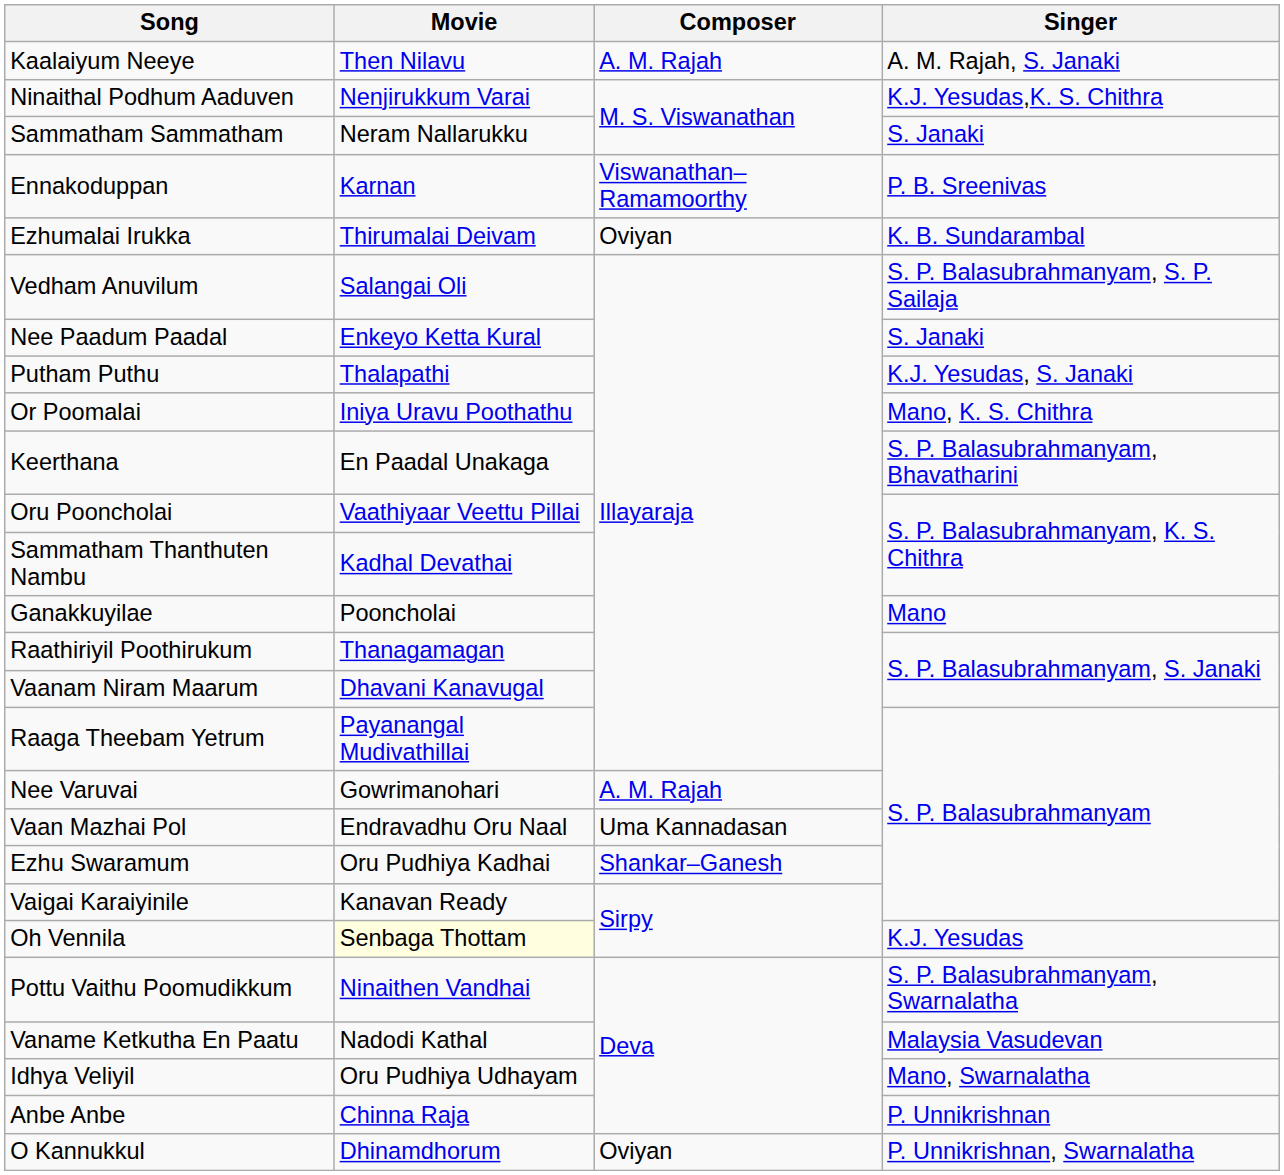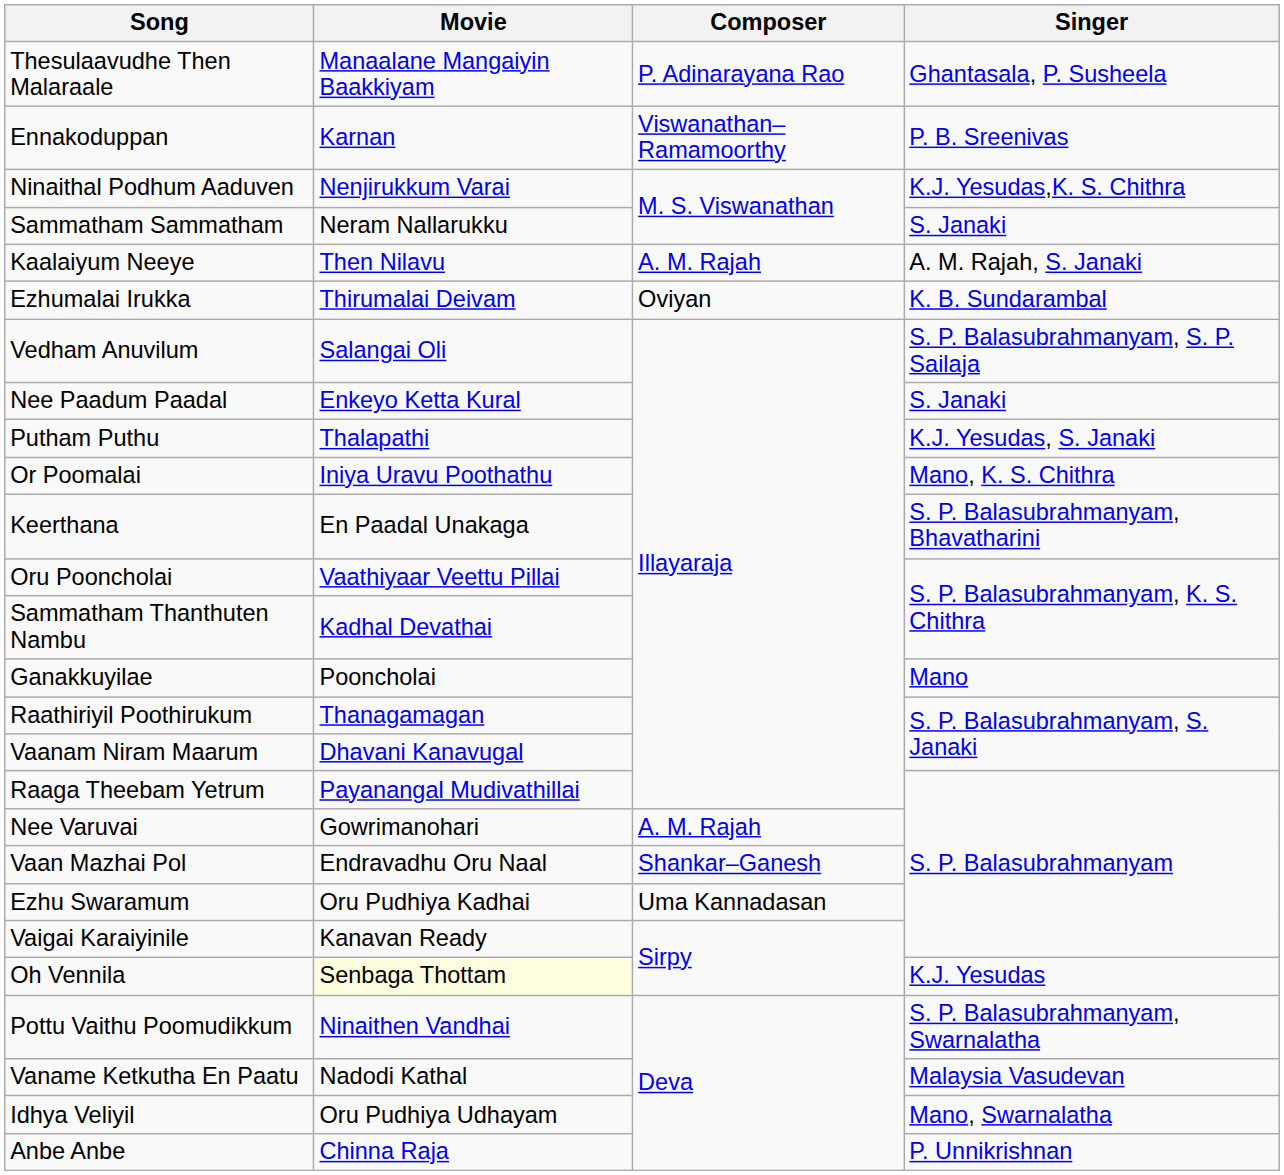+ row: (120, 73)
rows swapped: (102, 60) <-> (89, 185)
(693, 826) Uma Kannadasan -> (730, 864) Shankar–Ganesh
(691, 864) Shankar–Ganesh -> (732, 901) Uma Kannadasan
- row: (77, 1151)
